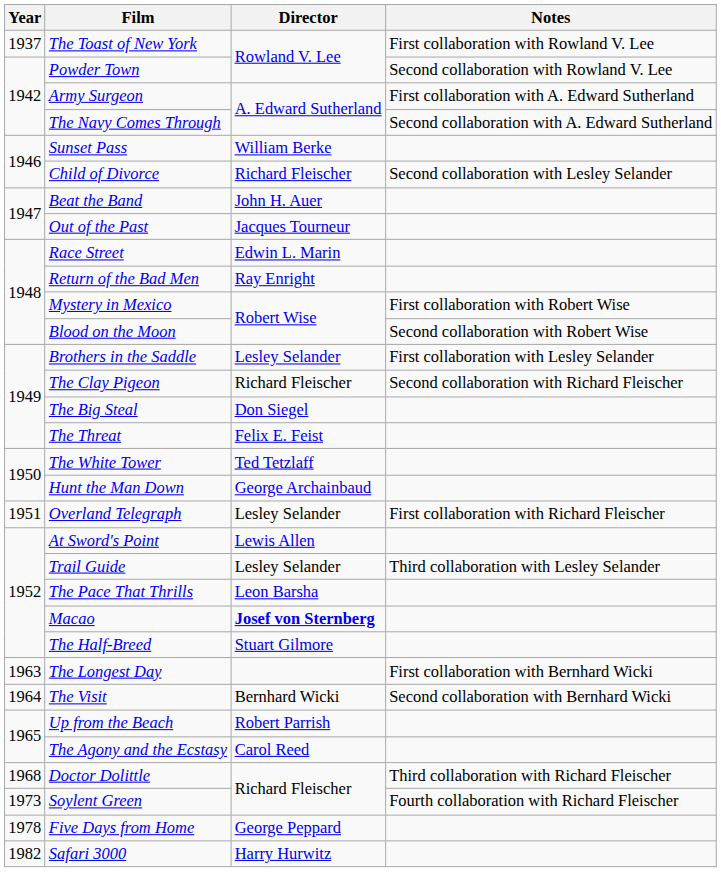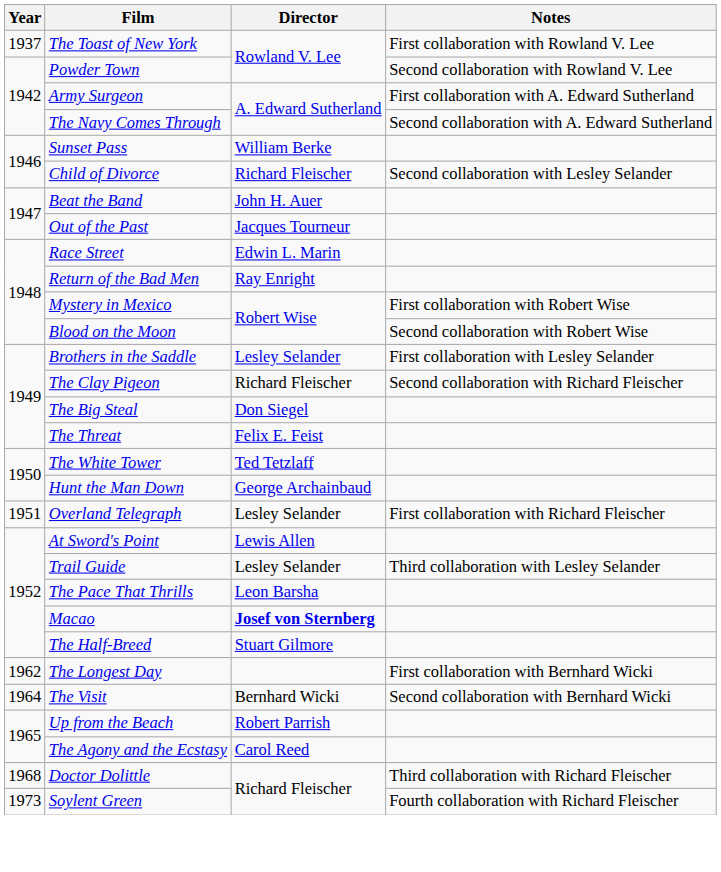(25, 670) 1963 -> (25, 670) 1962
- row: (122, 827)
- row: (88, 853)
